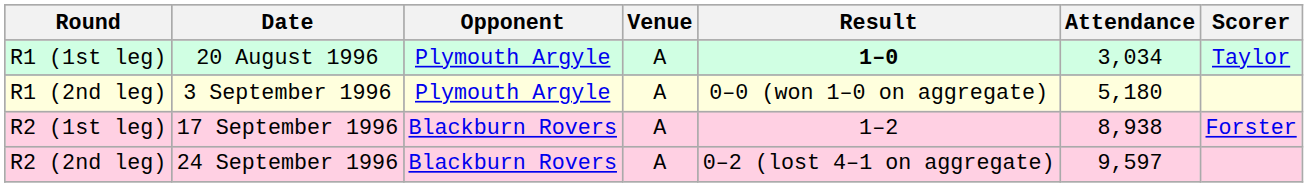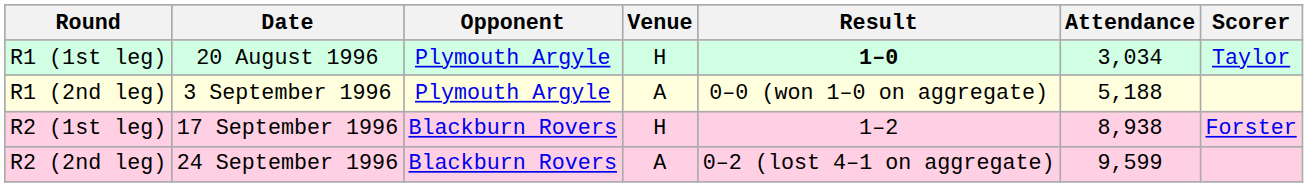(660, 58) A -> (660, 58) H
(1130, 93) 5,180 -> (1130, 93) 5,188
(660, 129) A -> (660, 129) H
(1130, 164) 9,597 -> (1130, 164) 9,599
